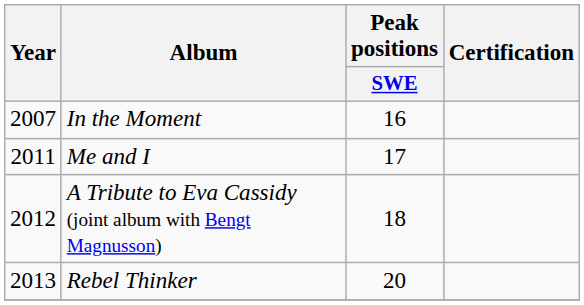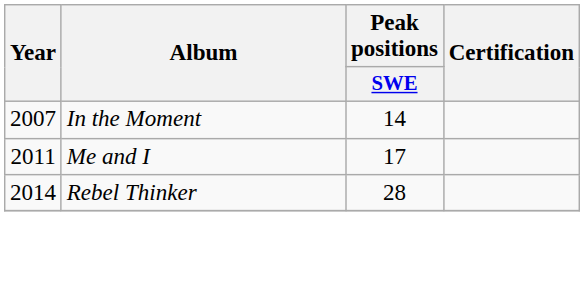(394, 119) 16 -> (394, 119) 14
- row: (182, 218)
(33, 280) 2013 -> (33, 192) 2014
(394, 280) 20 -> (394, 192) 28
